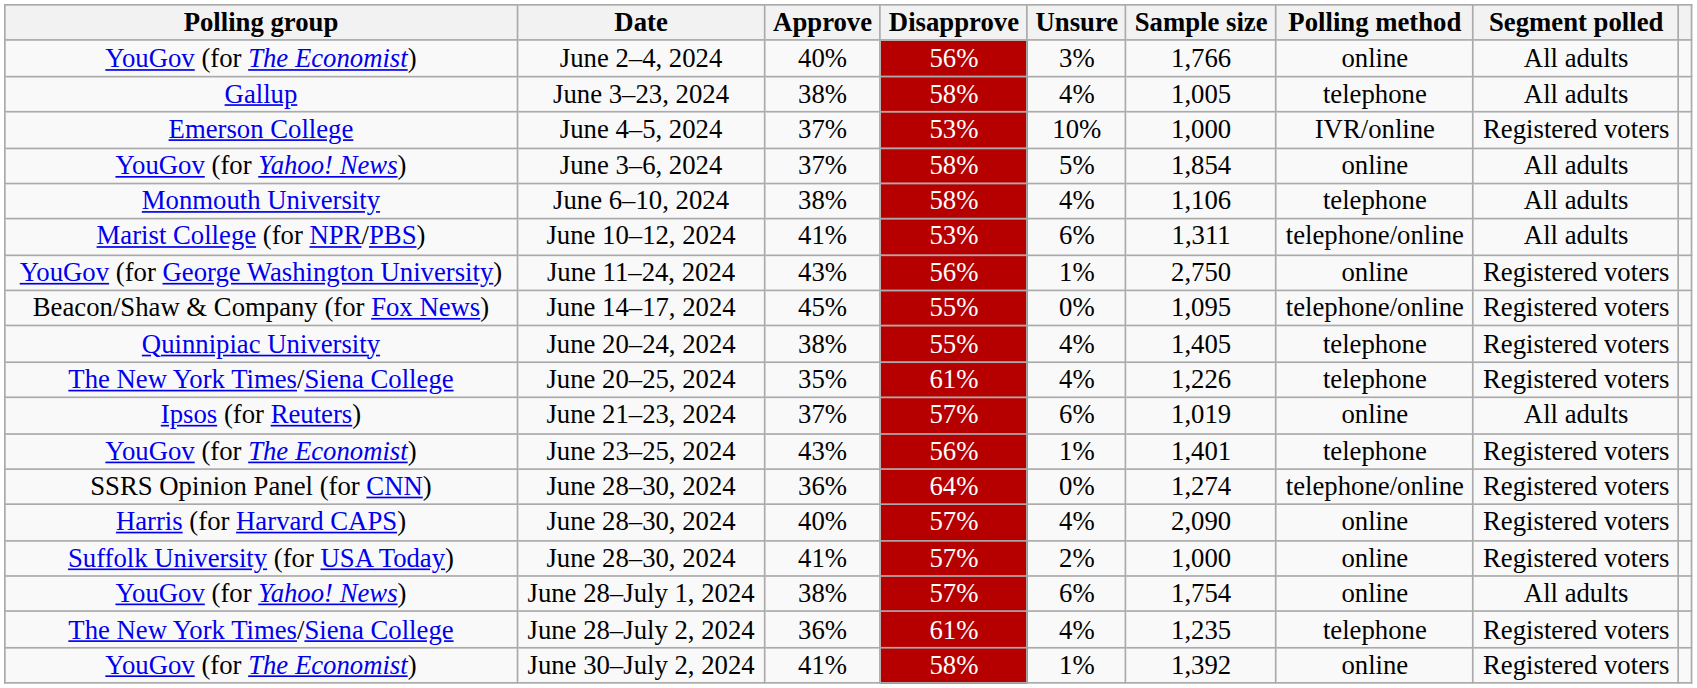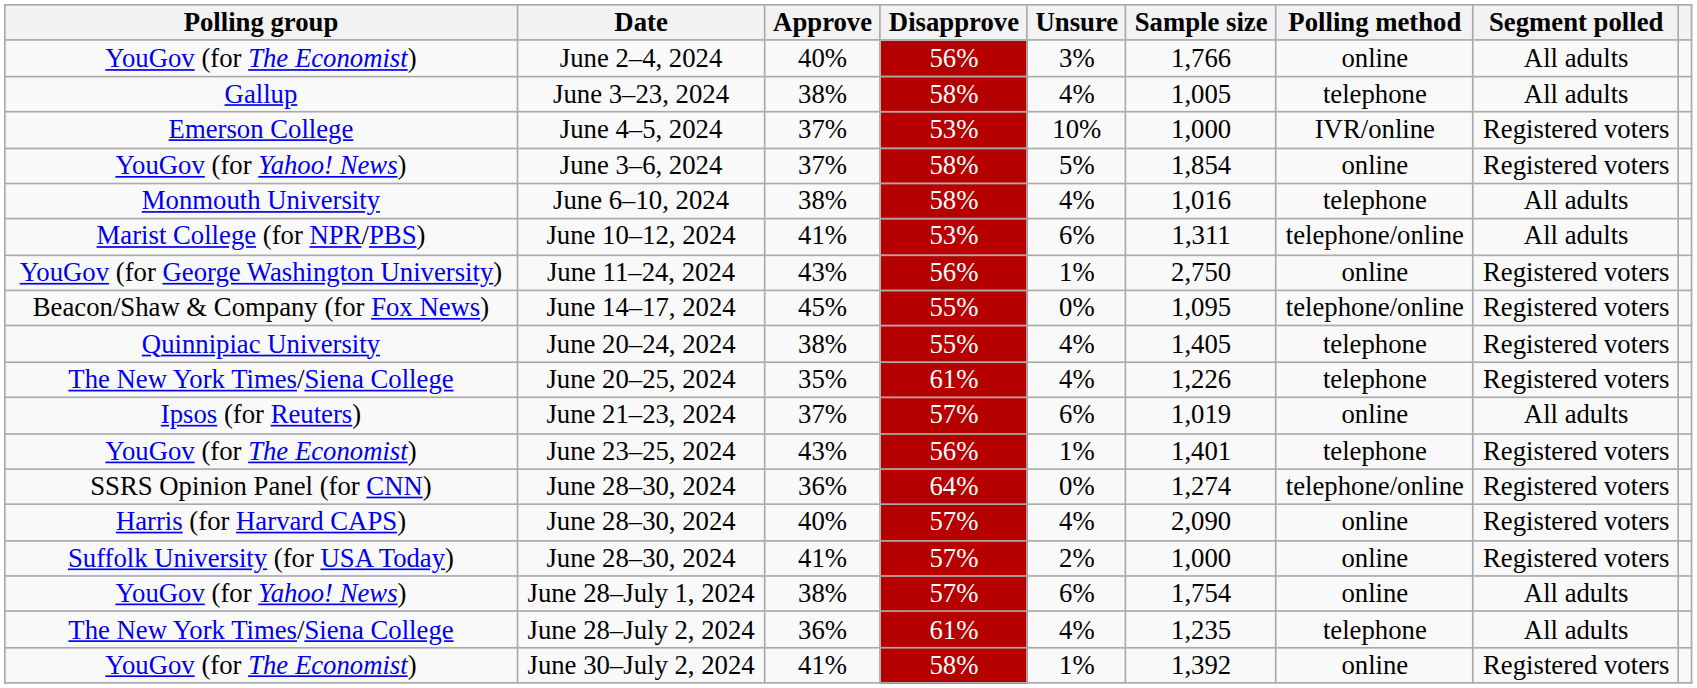(1576, 165) All adults -> (1576, 165) Registered voters
(1201, 200) 1,106 -> (1201, 200) 1,016
(1576, 629) Registered voters -> (1576, 629) All adults
